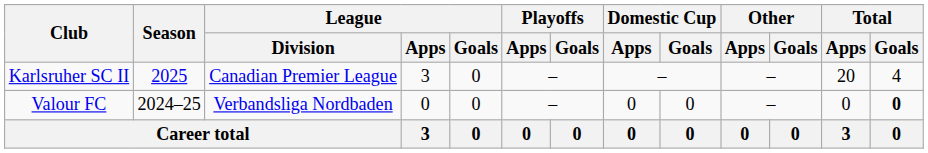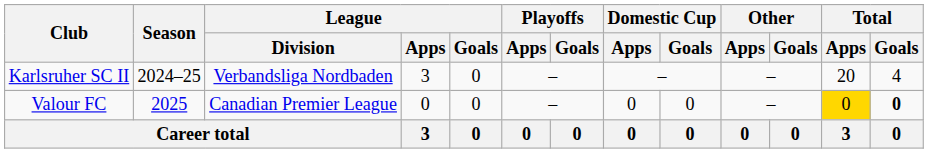(169, 76) 2025 -> (169, 76) 2024–25
(303, 76) Canadian Premier League -> (303, 76) Verbandsliga Nordbaden
(169, 104) 2024–25 -> (169, 104) 2025
(303, 104) Verbandsliga Nordbaden -> (303, 104) Canadian Premier League
(846, 104) no background -> (846, 104) gold background
